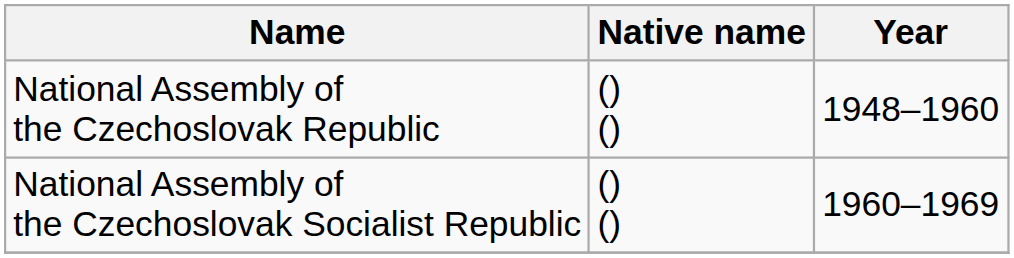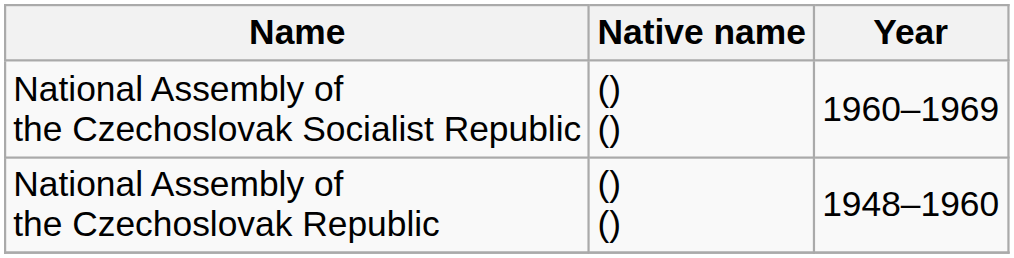rows swapped: (227, 108) <-> (297, 204)
